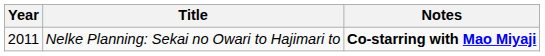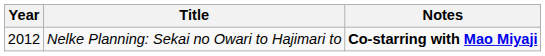(23, 39) 2011 -> (24, 39) 2012
